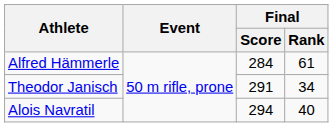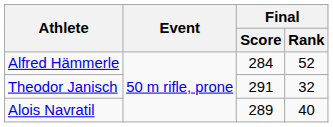(306, 63) 61 -> (306, 63) 52
(306, 87) 34 -> (306, 87) 32
(261, 110) 294 -> (261, 110) 289
